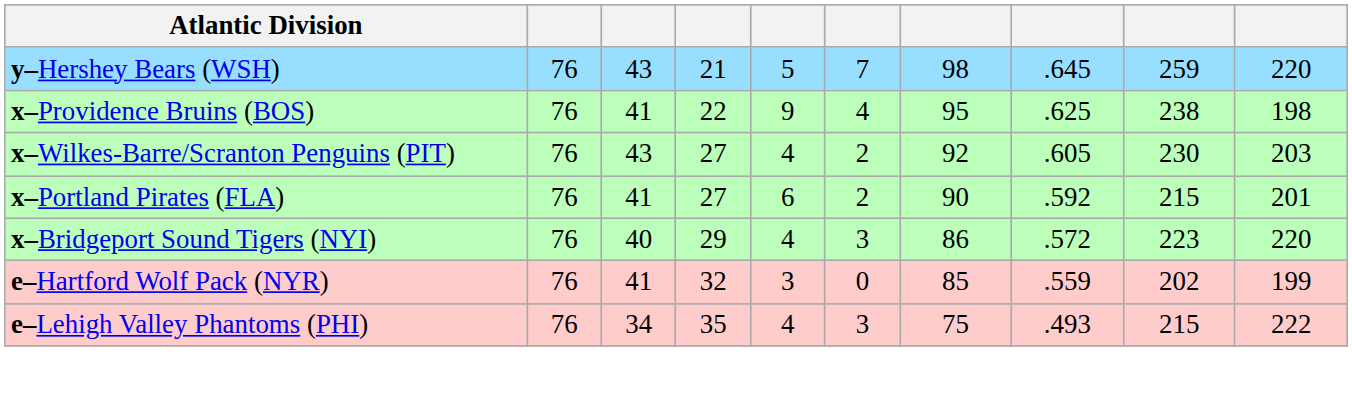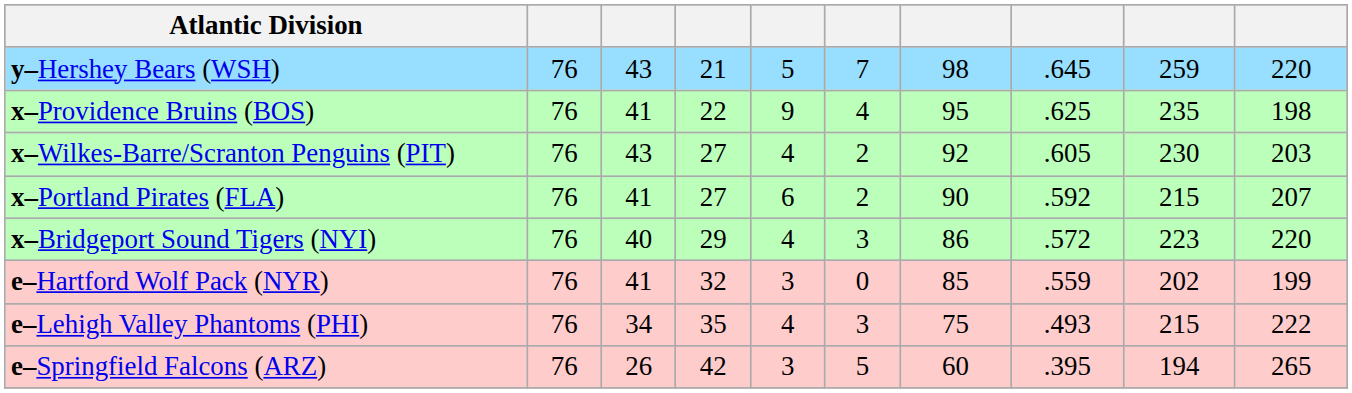(1179, 111) 238 -> (1179, 111) 235
(1291, 196) 201 -> (1291, 196) 207
+ row: (169, 366)
